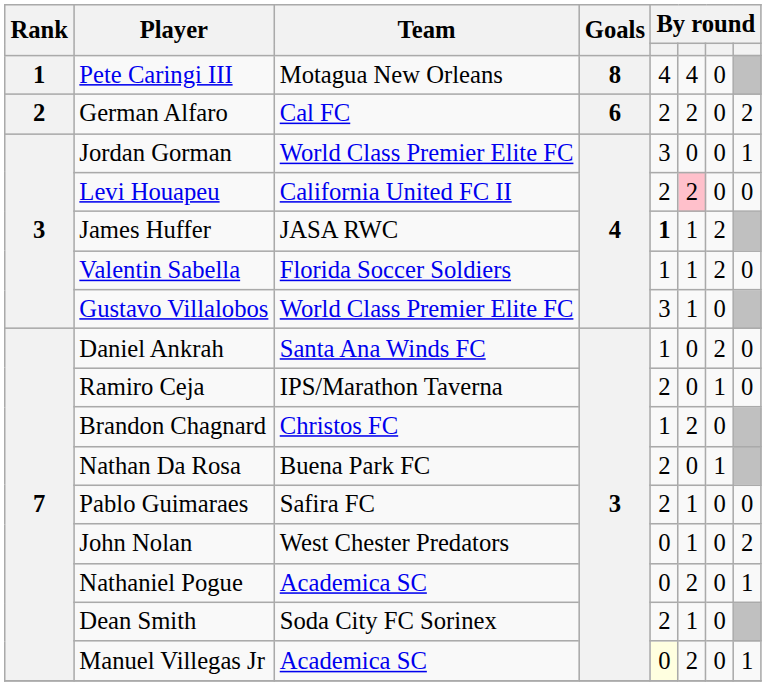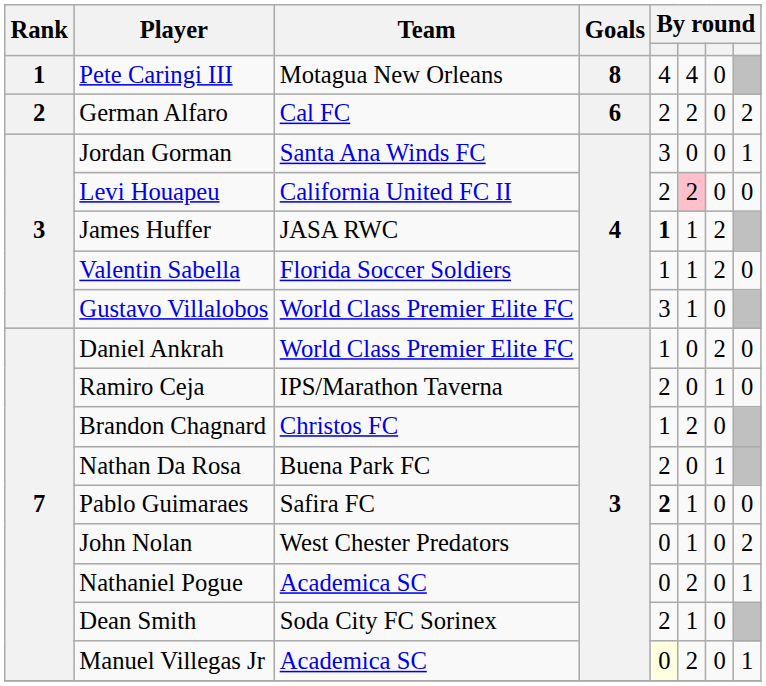(427, 152) World Class Premier Elite FC -> (383, 152) Santa Ana Winds FC
(383, 348) Santa Ana Winds FC -> (427, 348) World Class Premier Elite FC
(664, 504) normal -> (664, 504) bold
